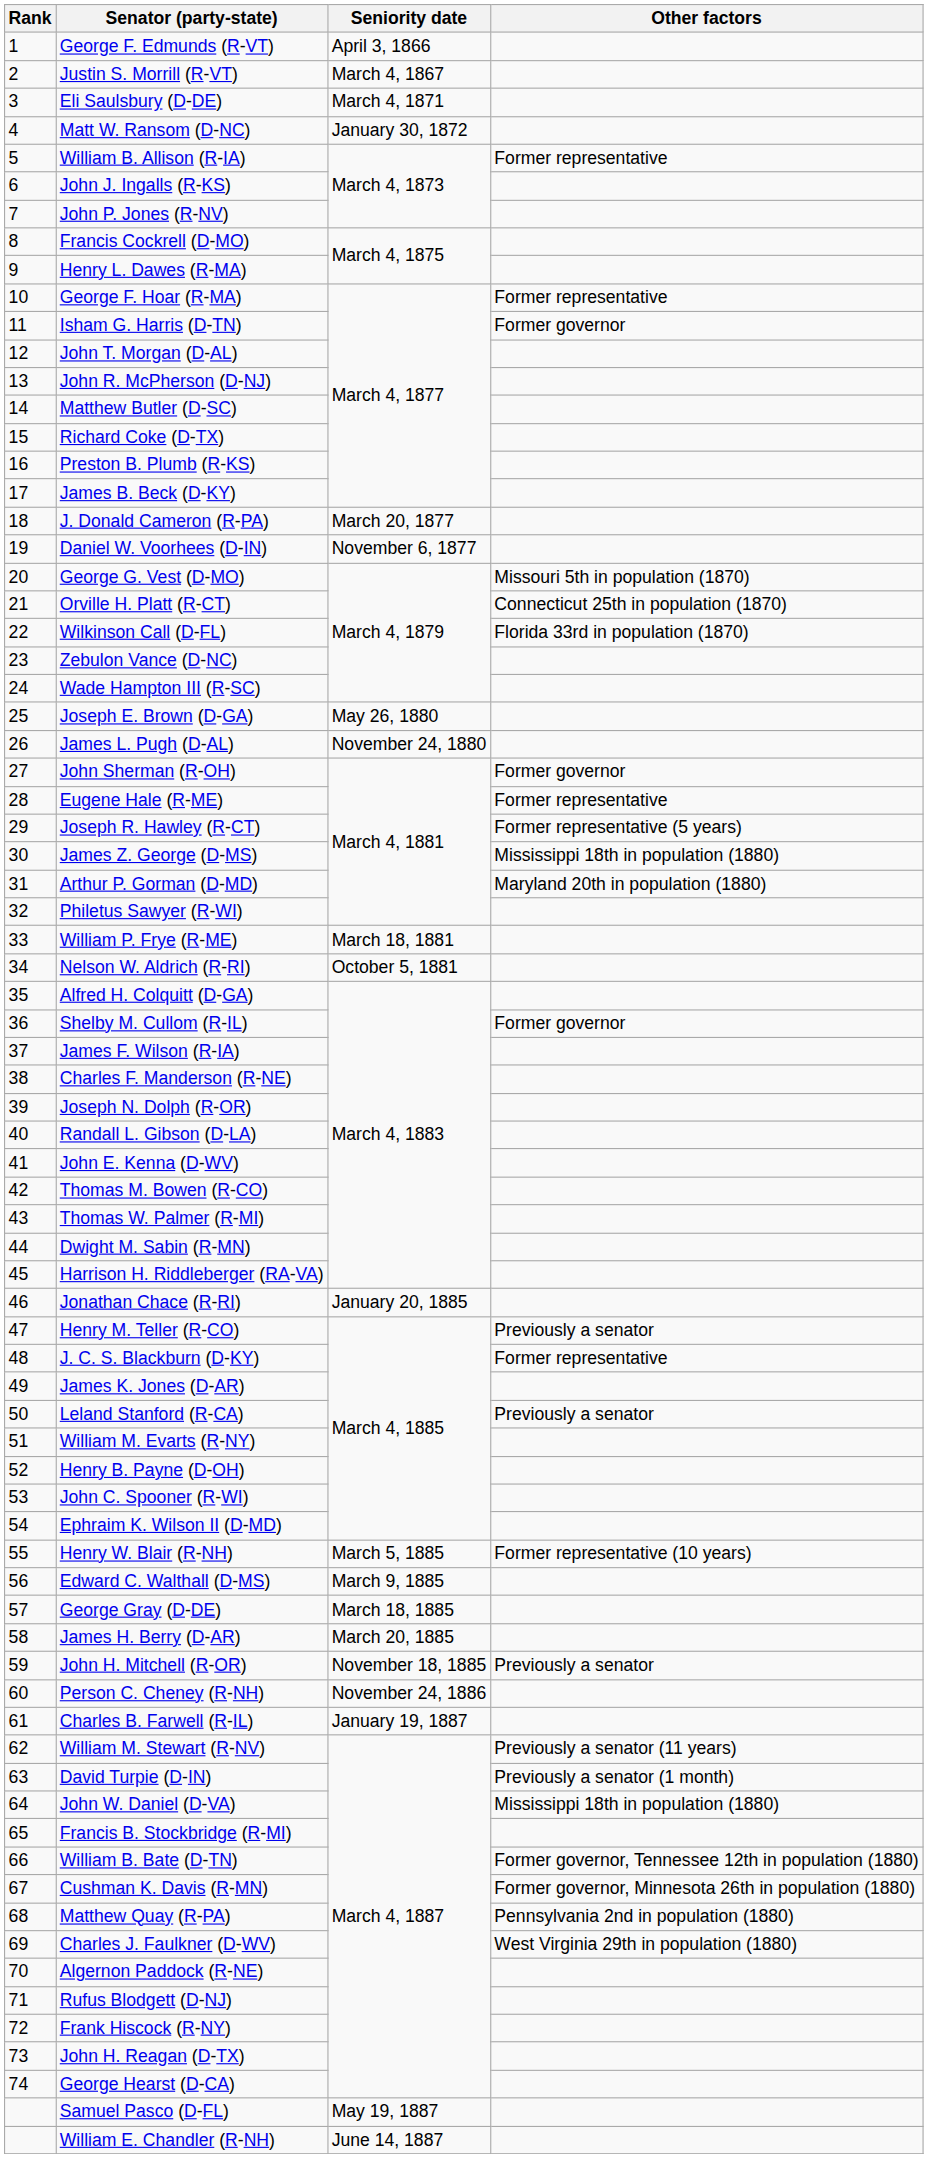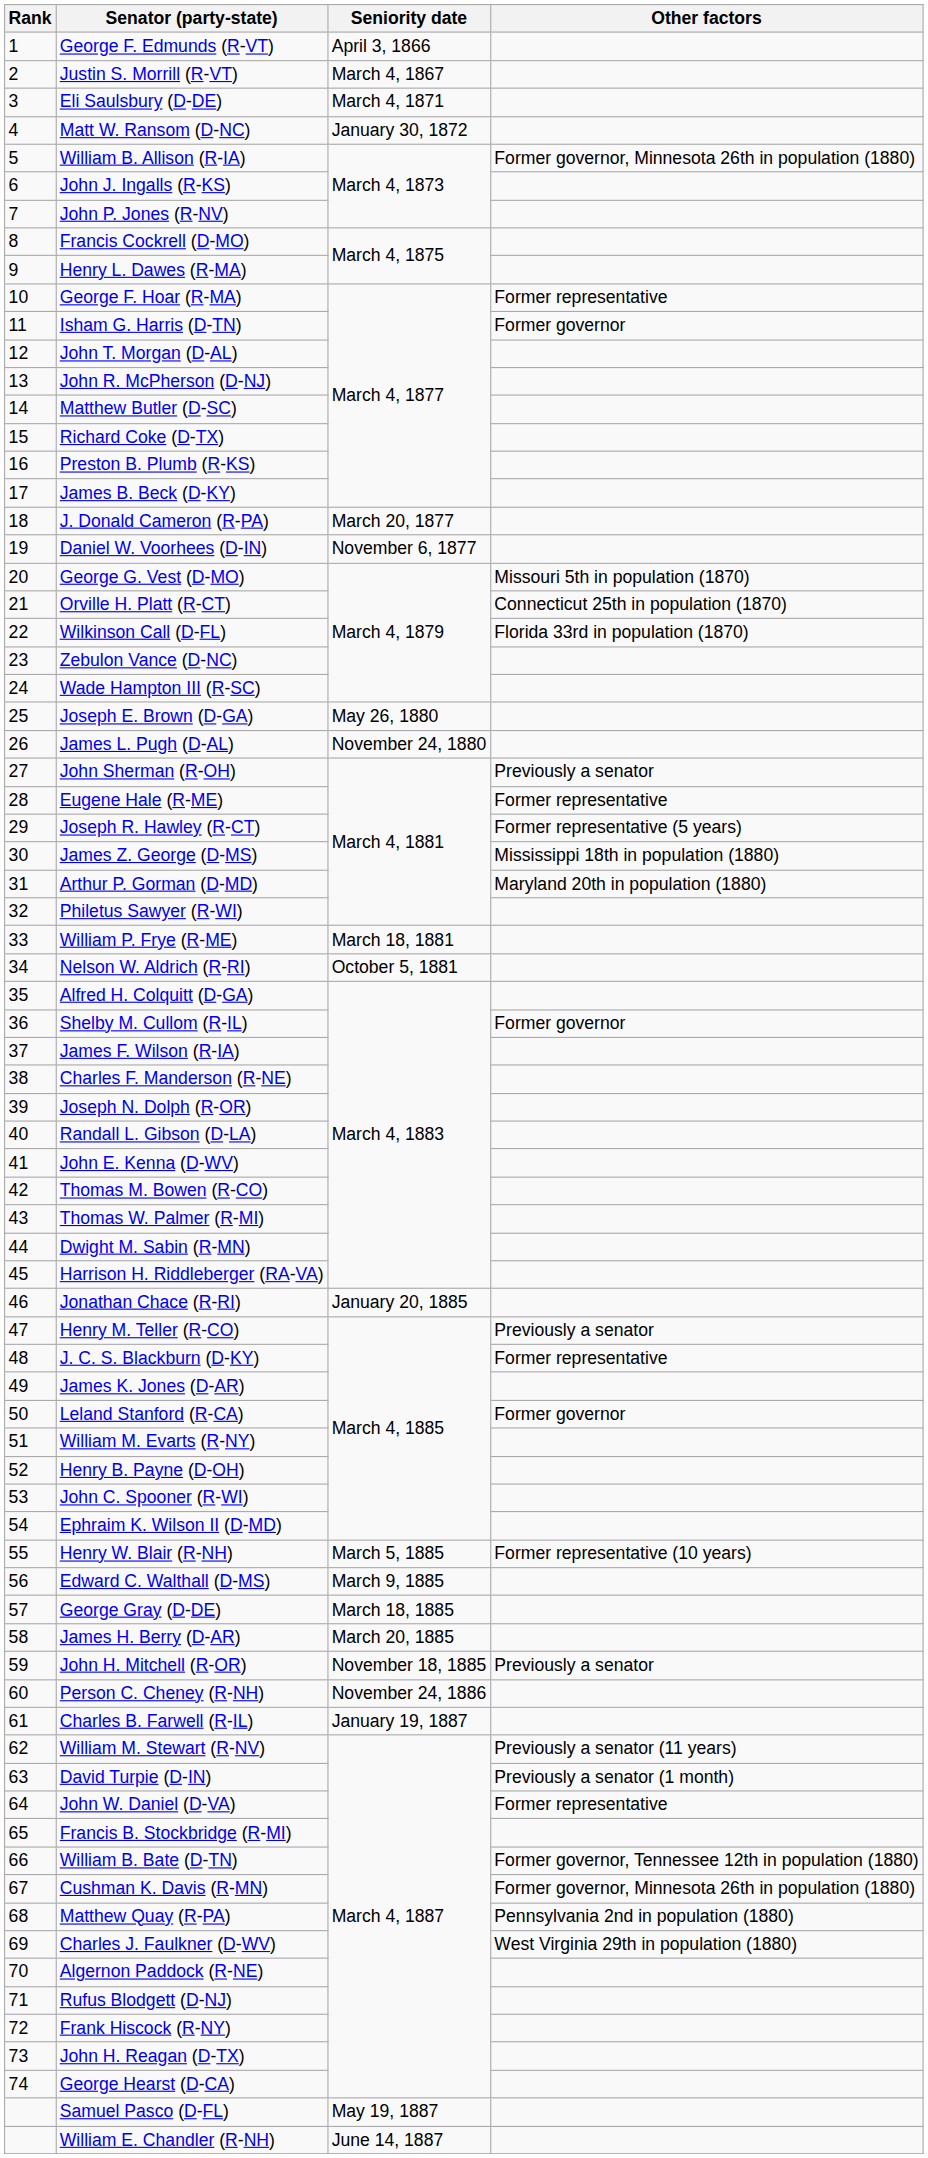(581, 158) Former representative -> (705, 158) Former governor, Minnesota 26th in population (1880)
(560, 772) Former governor -> (574, 772) Previously a senator
(574, 1414) Previously a senator -> (560, 1414) Former governor
(637, 1804) Mississippi 18th in population (1880) -> (581, 1804) Former representative
